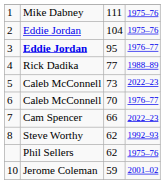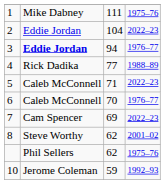(143, 30) 1975–76 -> (143, 30) 2022–23
(112, 48) 95 -> (112, 48) 94
(112, 83) 73 -> (112, 83) 71
(112, 118) 66 -> (112, 118) 69
(143, 135) 1992–93 -> (143, 135) 2001–02
(143, 170) 2001–02 -> (143, 170) 1992–93
